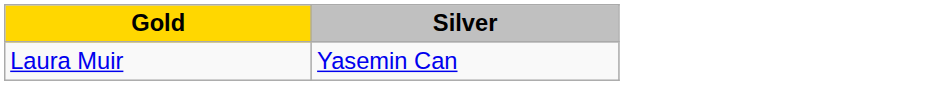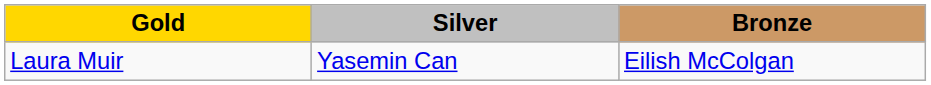+ column: (772, 23)
